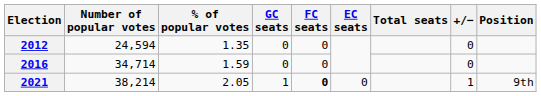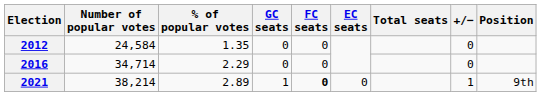(135, 45) 24,594 -> (135, 45) 24,584
(236, 64) 1.59 -> (236, 64) 2.29
(236, 82) 2.05 -> (236, 82) 2.89
